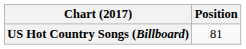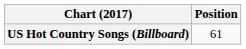(216, 34) 81 -> (216, 34) 61
